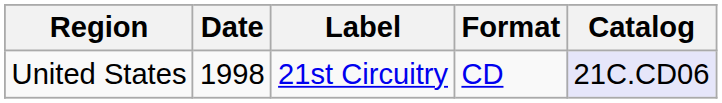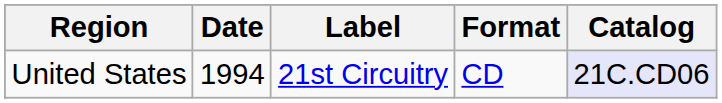(232, 73) 1998 -> (232, 73) 1994
